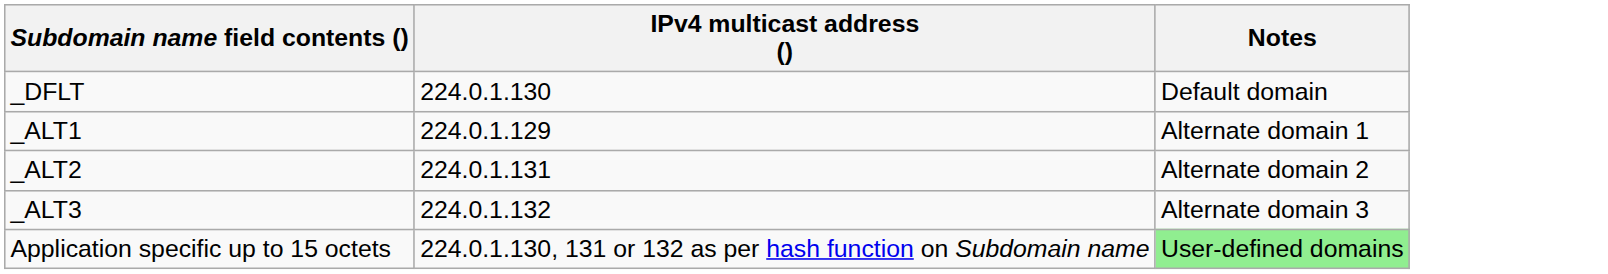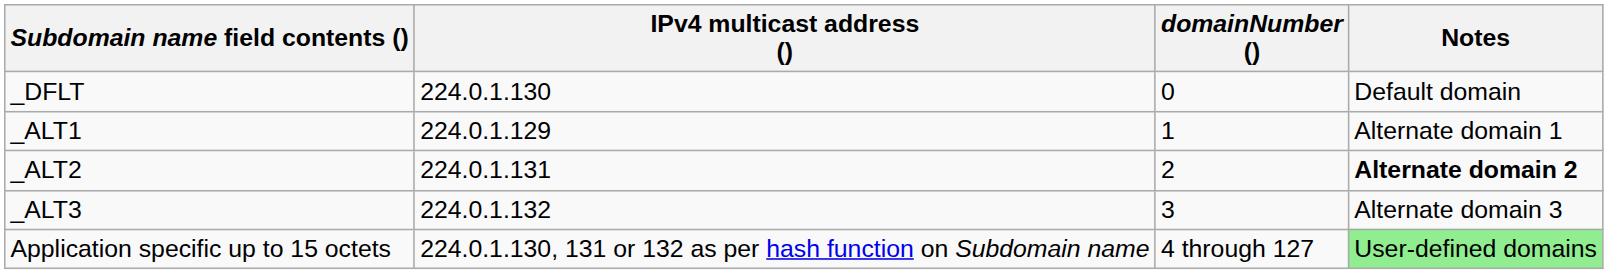+ column: (1252, 38)
(1265, 170) normal -> (1466, 170) bold
